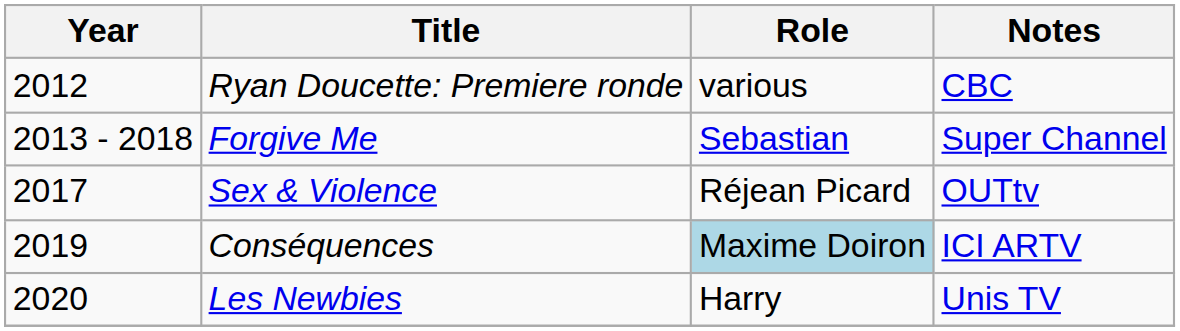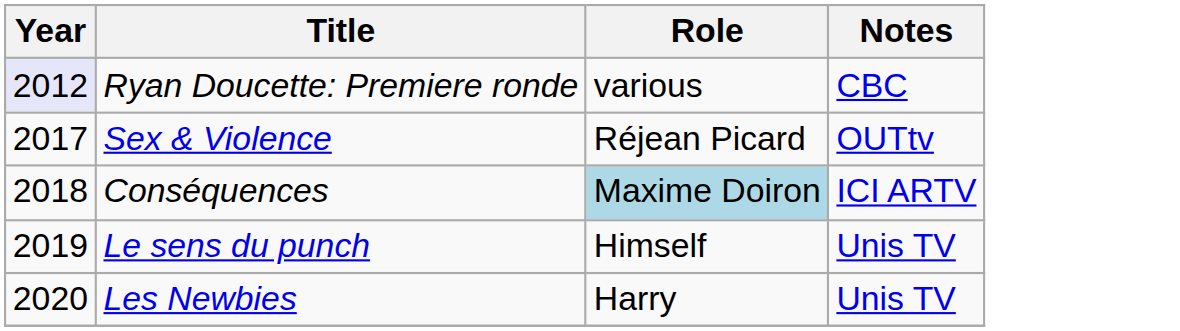(50, 84) no background -> (50, 84) lavender background
- row: (293, 138)
(50, 245) 2019 -> (50, 191) 2018
+ row: (237, 245)
